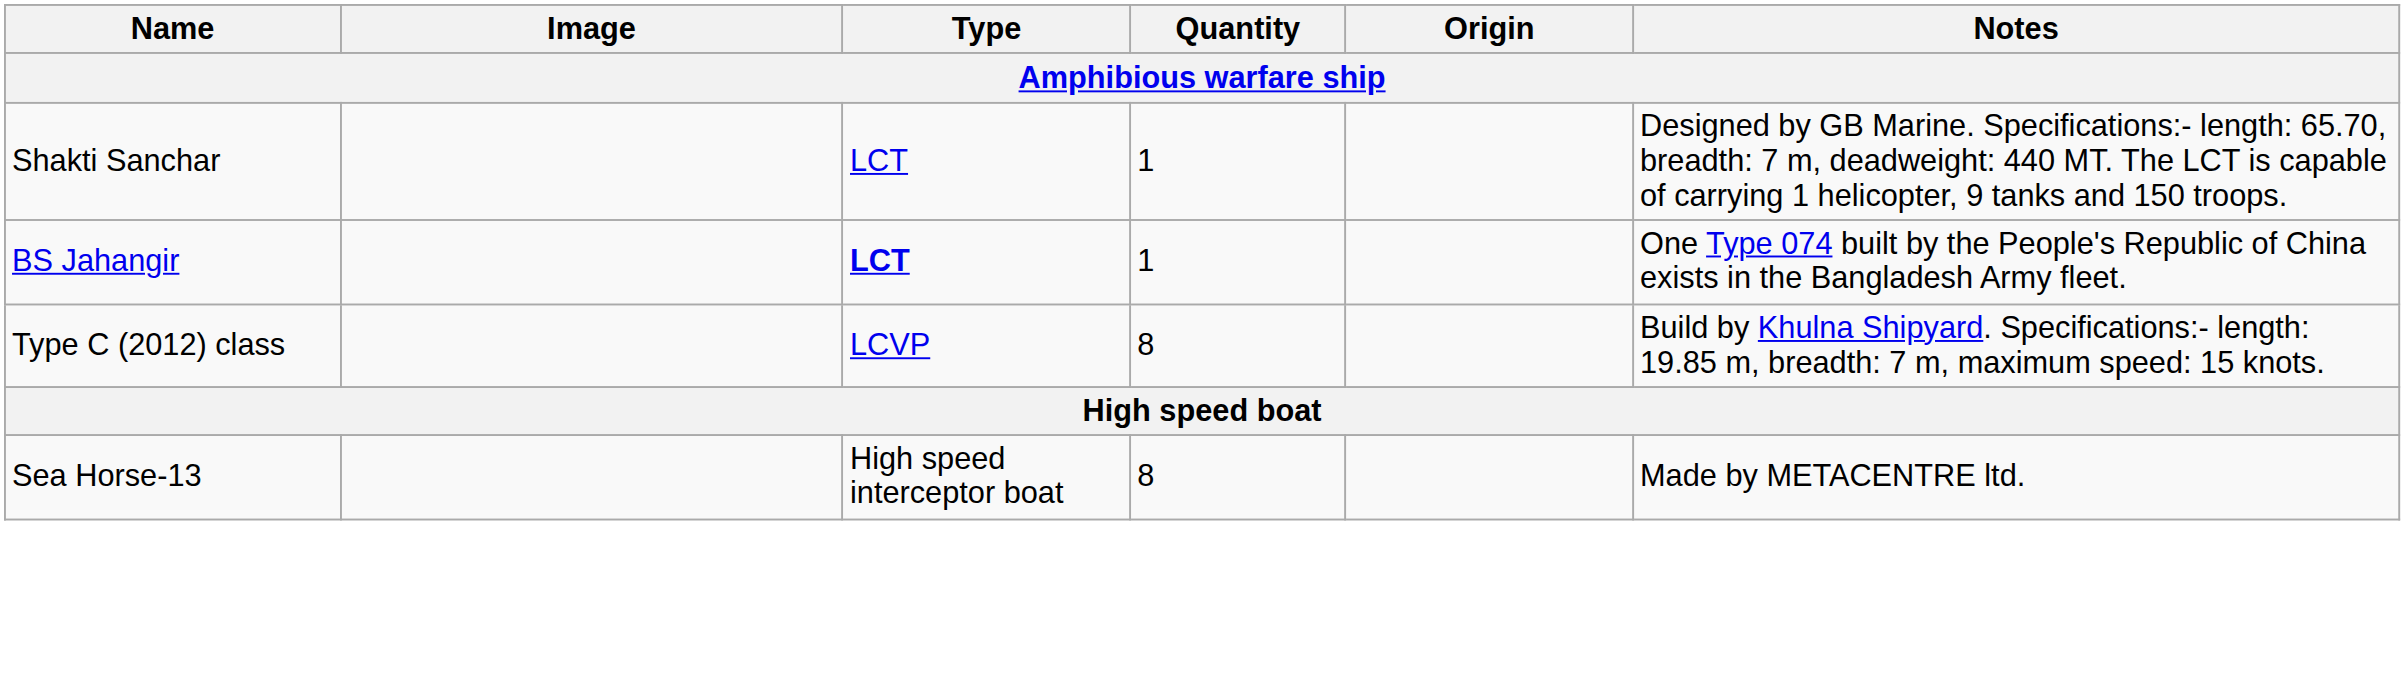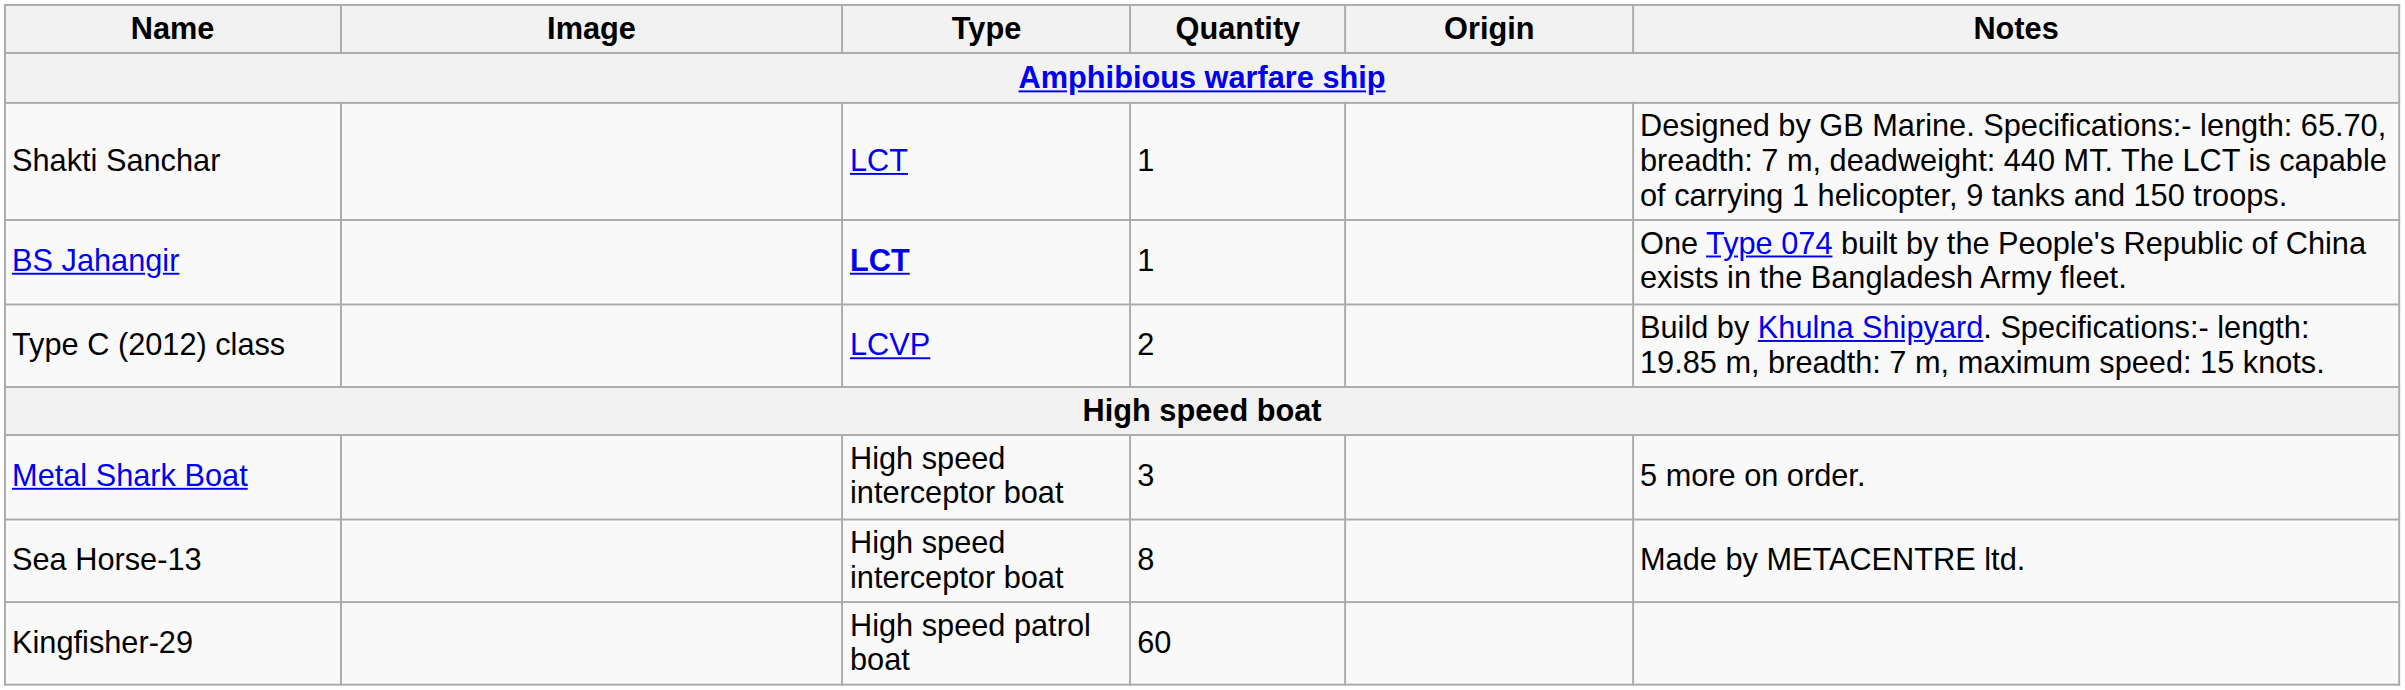(1146, 344) 8 -> (1146, 344) 2
+ row: (130, 476)
+ row: (103, 643)
